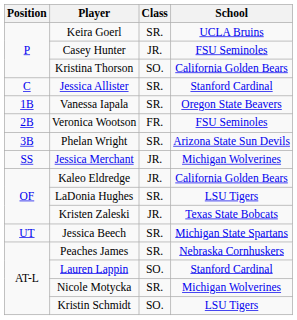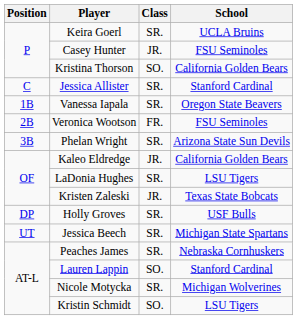- row: (94, 159)
+ row: (94, 214)
